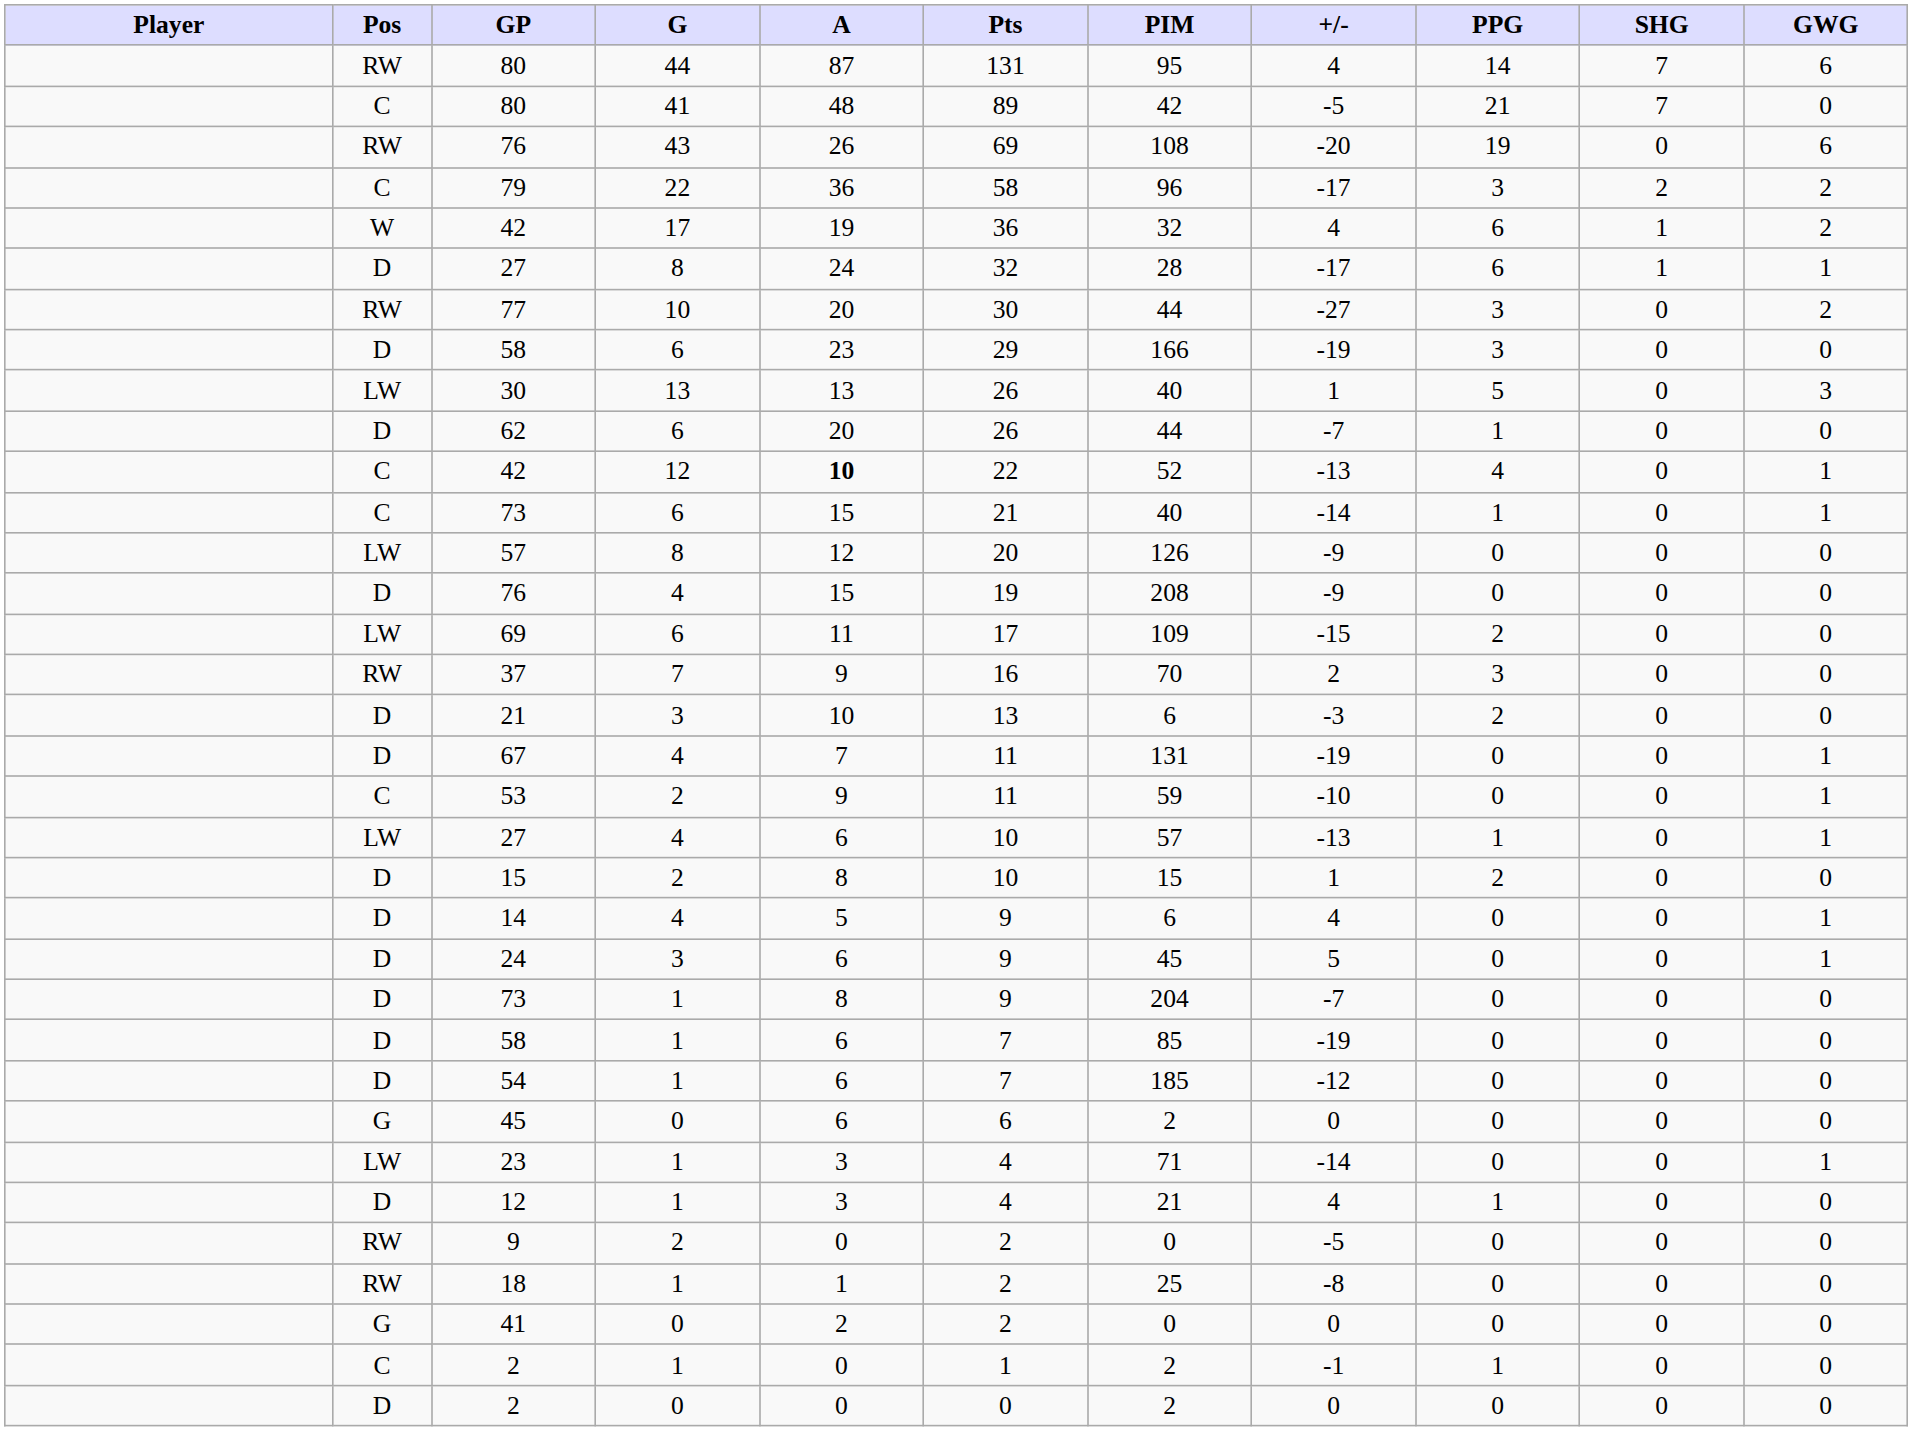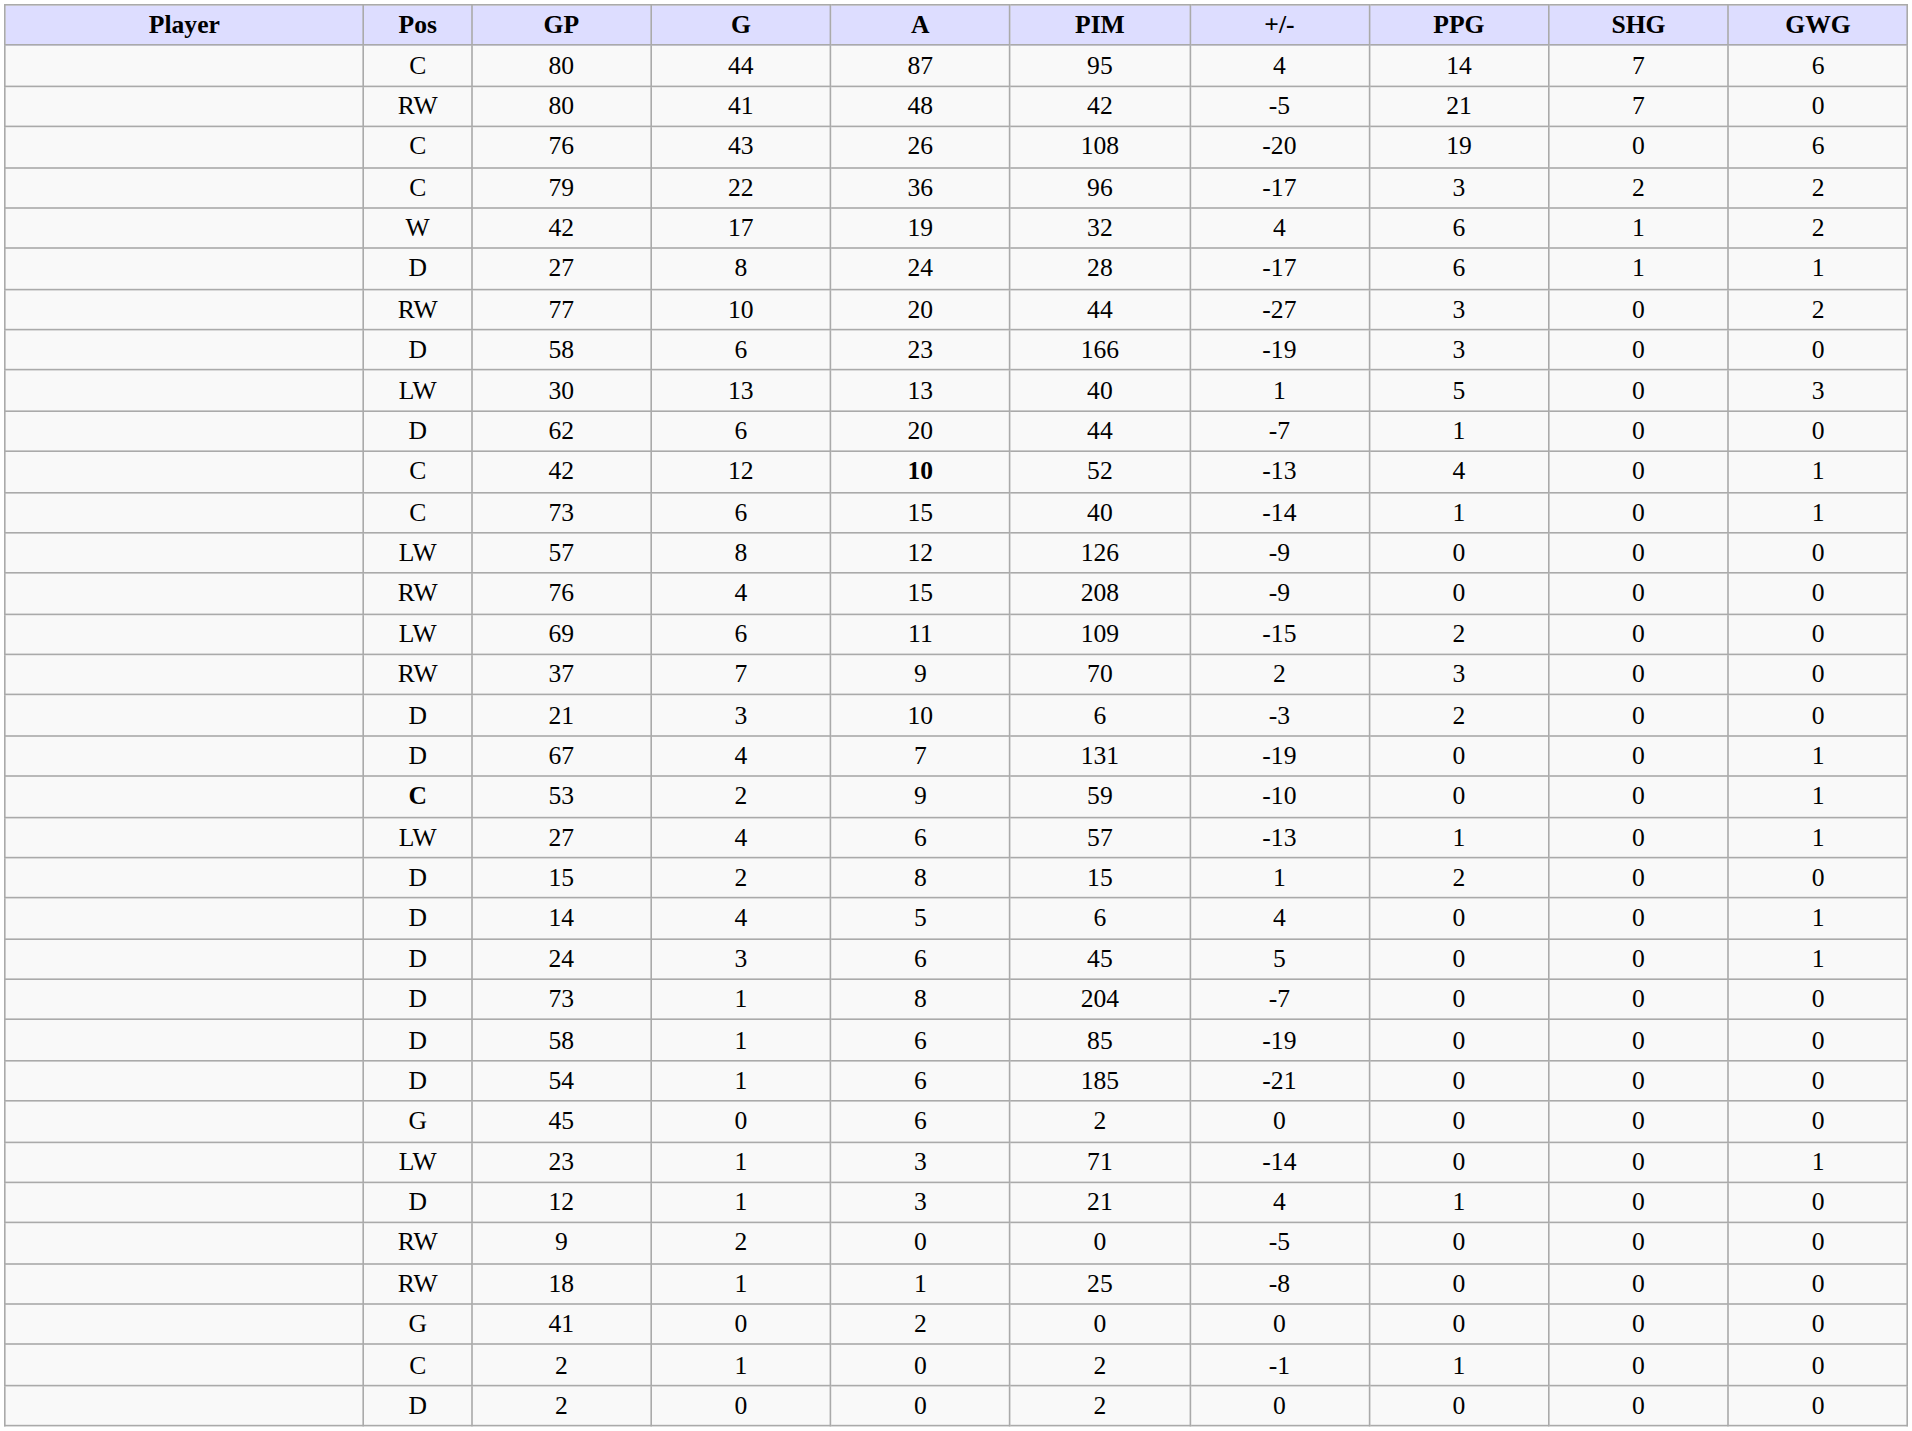- column: (1005, 24)
(382, 65) RW -> (418, 65) C
(382, 106) C -> (418, 106) RW
(382, 146) RW -> (418, 146) C
(382, 593) D -> (418, 593) RW
(382, 796) normal -> (418, 796) bold
(1334, 1080) -12 -> (1279, 1080) -21
